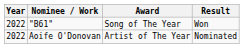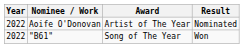rows swapped: (65, 37) <-> (41, 24)
